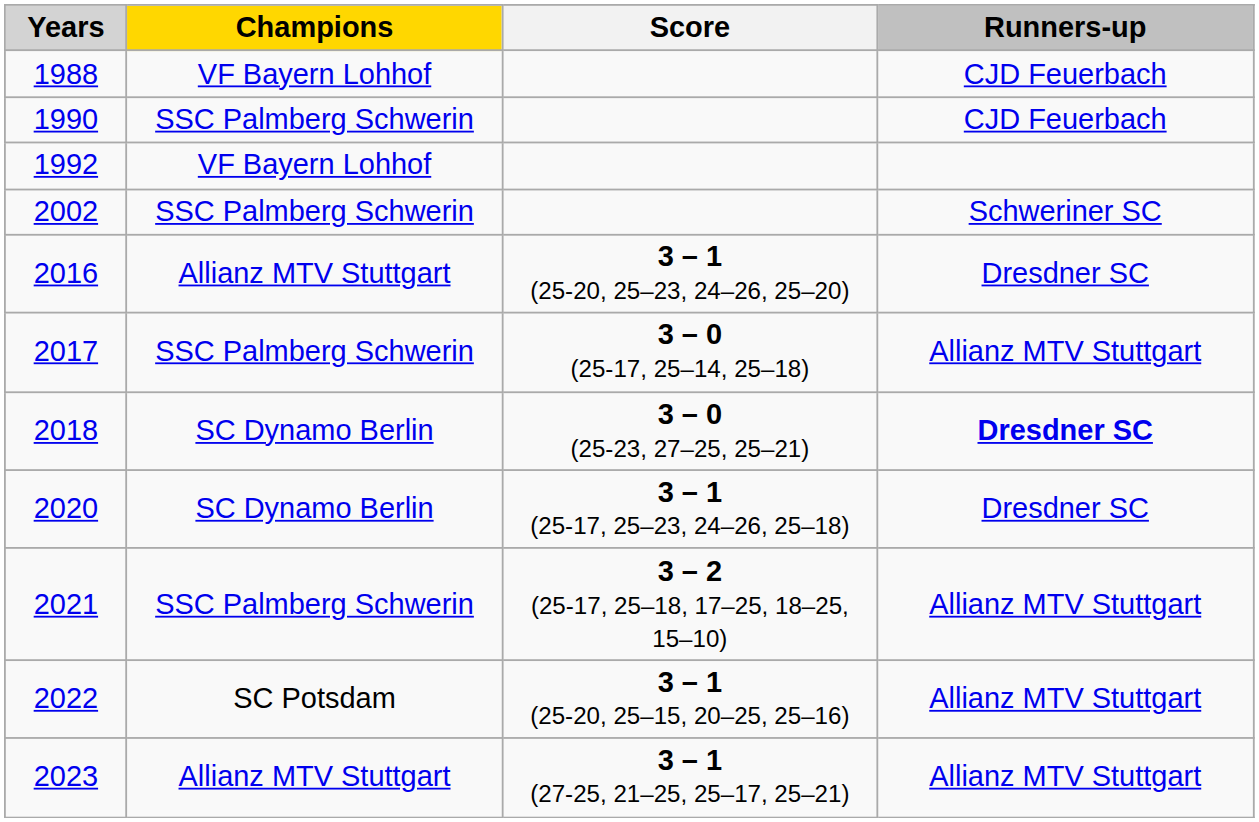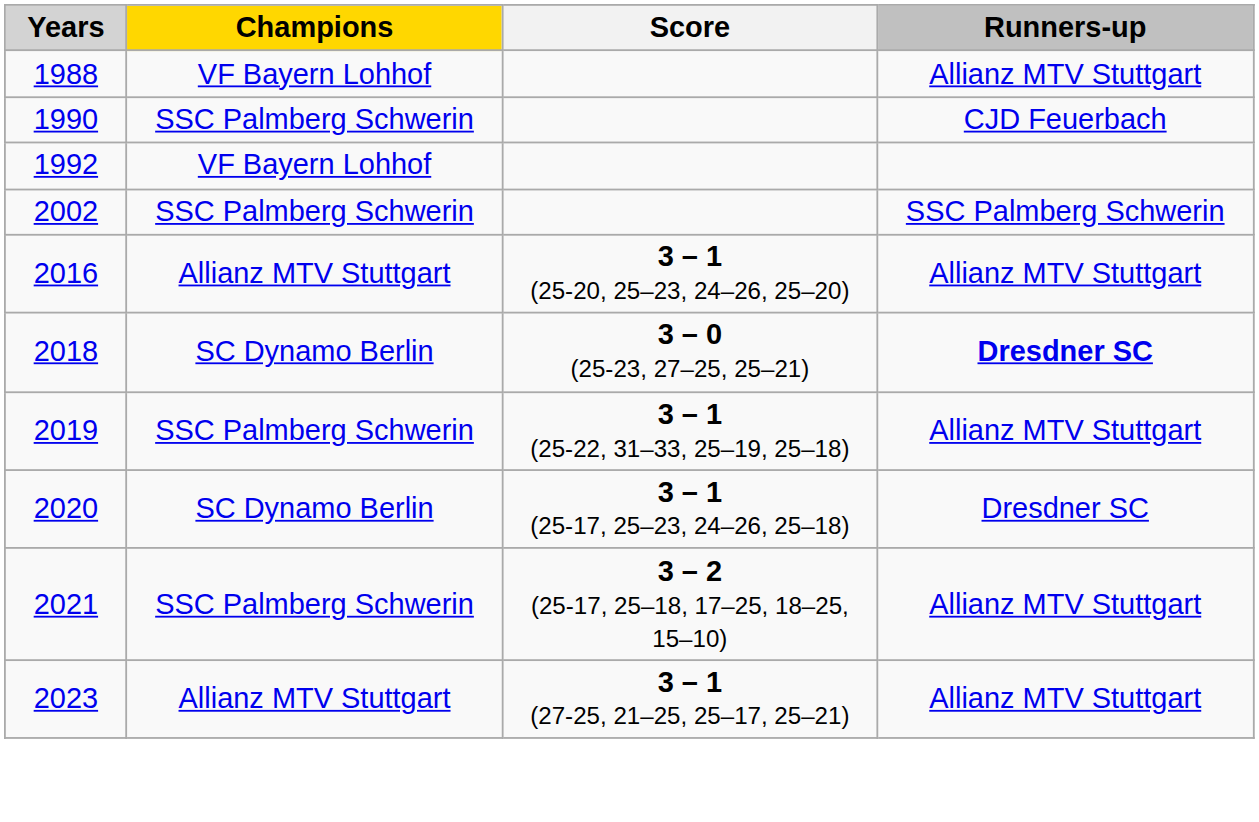(1065, 73) CJD Feuerbach -> (1065, 73) Allianz MTV Stuttgart
(1065, 211) Schweriner SC -> (1065, 211) SSC Palmberg Schwerin
(1065, 273) Dresdner SC -> (1065, 273) Allianz MTV Stuttgart
- row: (66, 351)
+ row: (66, 430)
- row: (66, 698)
